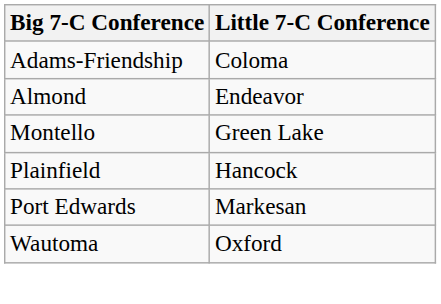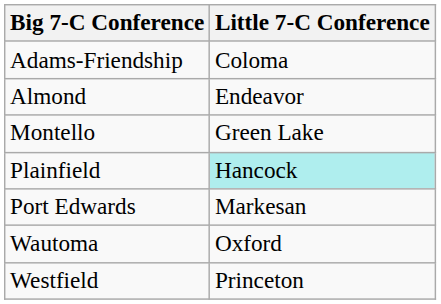(256, 170) no background -> (256, 170) paleturquoise background
+ row: (54, 280)
